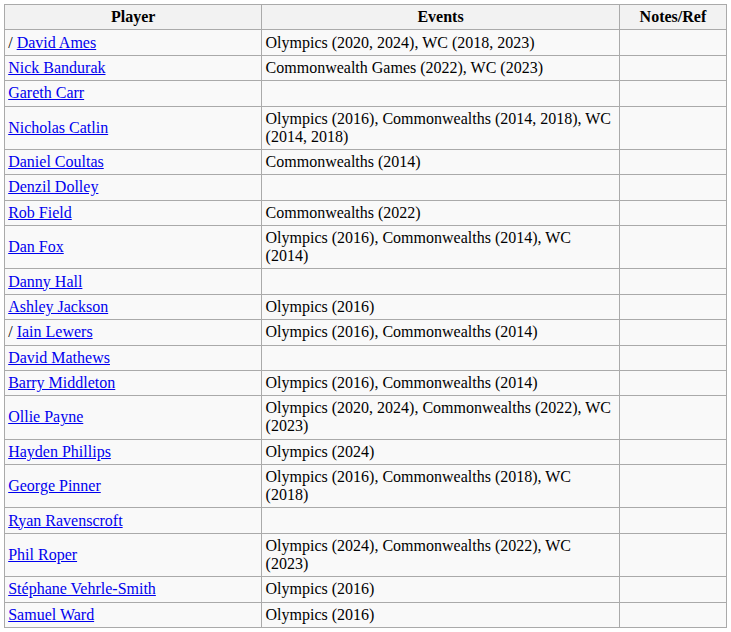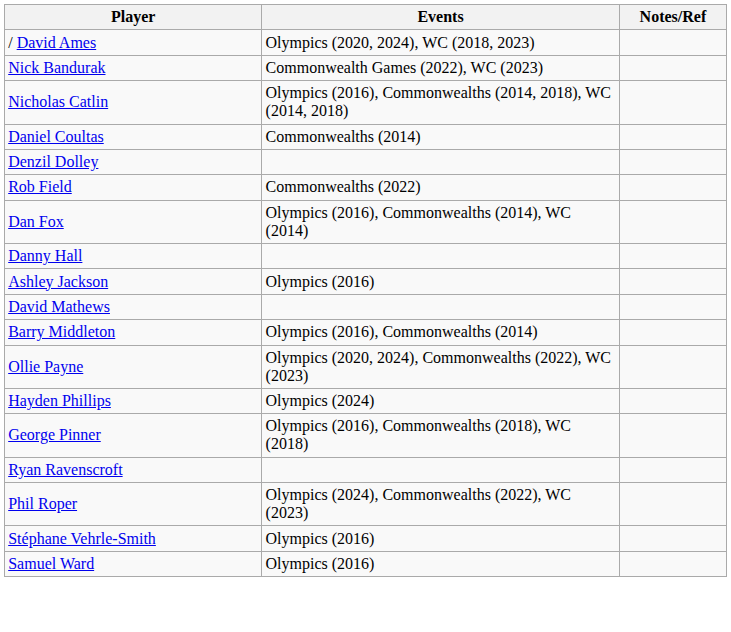- row: (46, 93)
- row: (50, 332)
